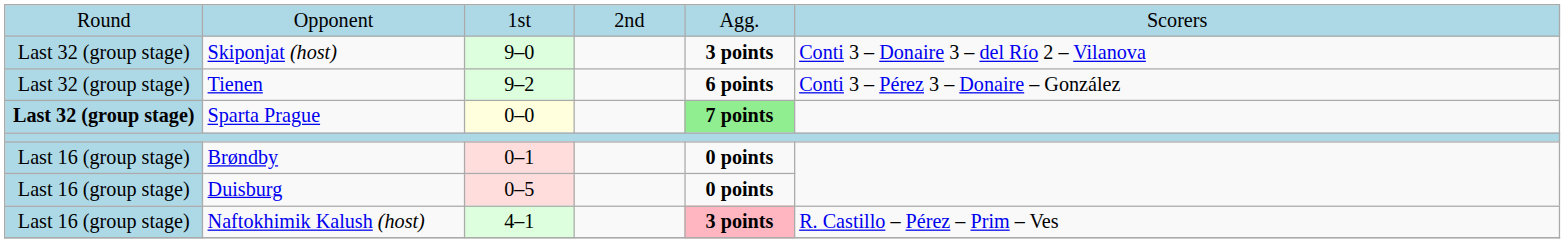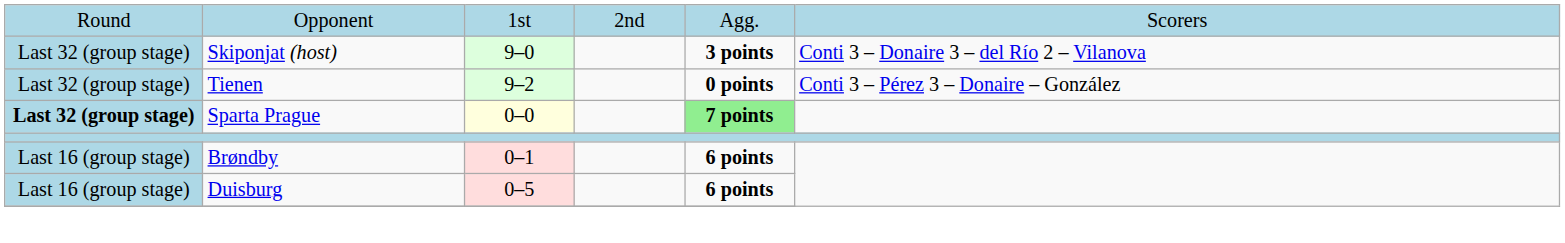(739, 84) 6 points -> (739, 84) 0 points
(739, 157) 0 points -> (739, 157) 6 points
(739, 189) 0 points -> (739, 189) 6 points
- row: (316, 221)
